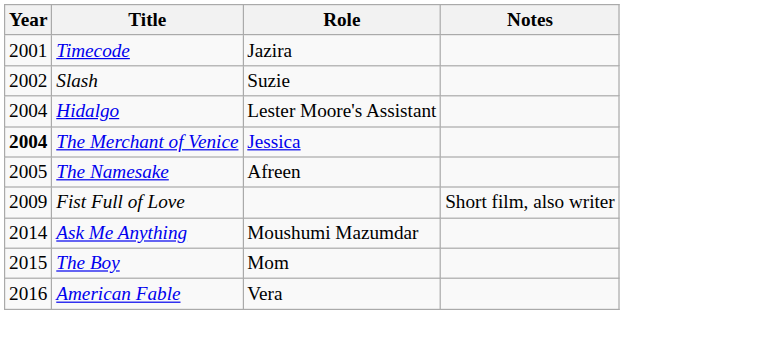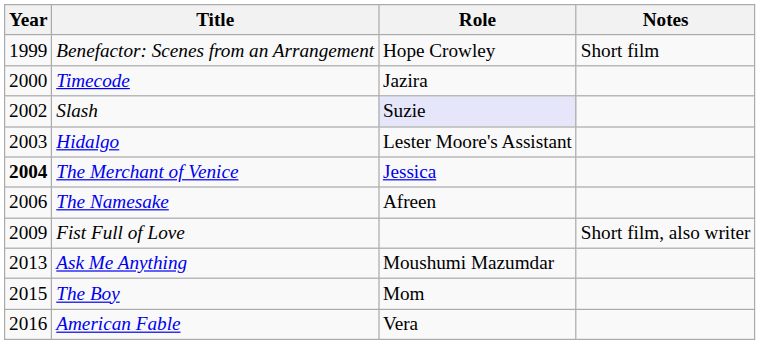+ row: (215, 50)
(28, 50) 2001 -> (28, 80) 2000
(269, 80) no background -> (404, 111) lavender background
(28, 111) 2004 -> (28, 141) 2003
(28, 171) 2005 -> (28, 202) 2006
(28, 232) 2014 -> (28, 263) 2013
